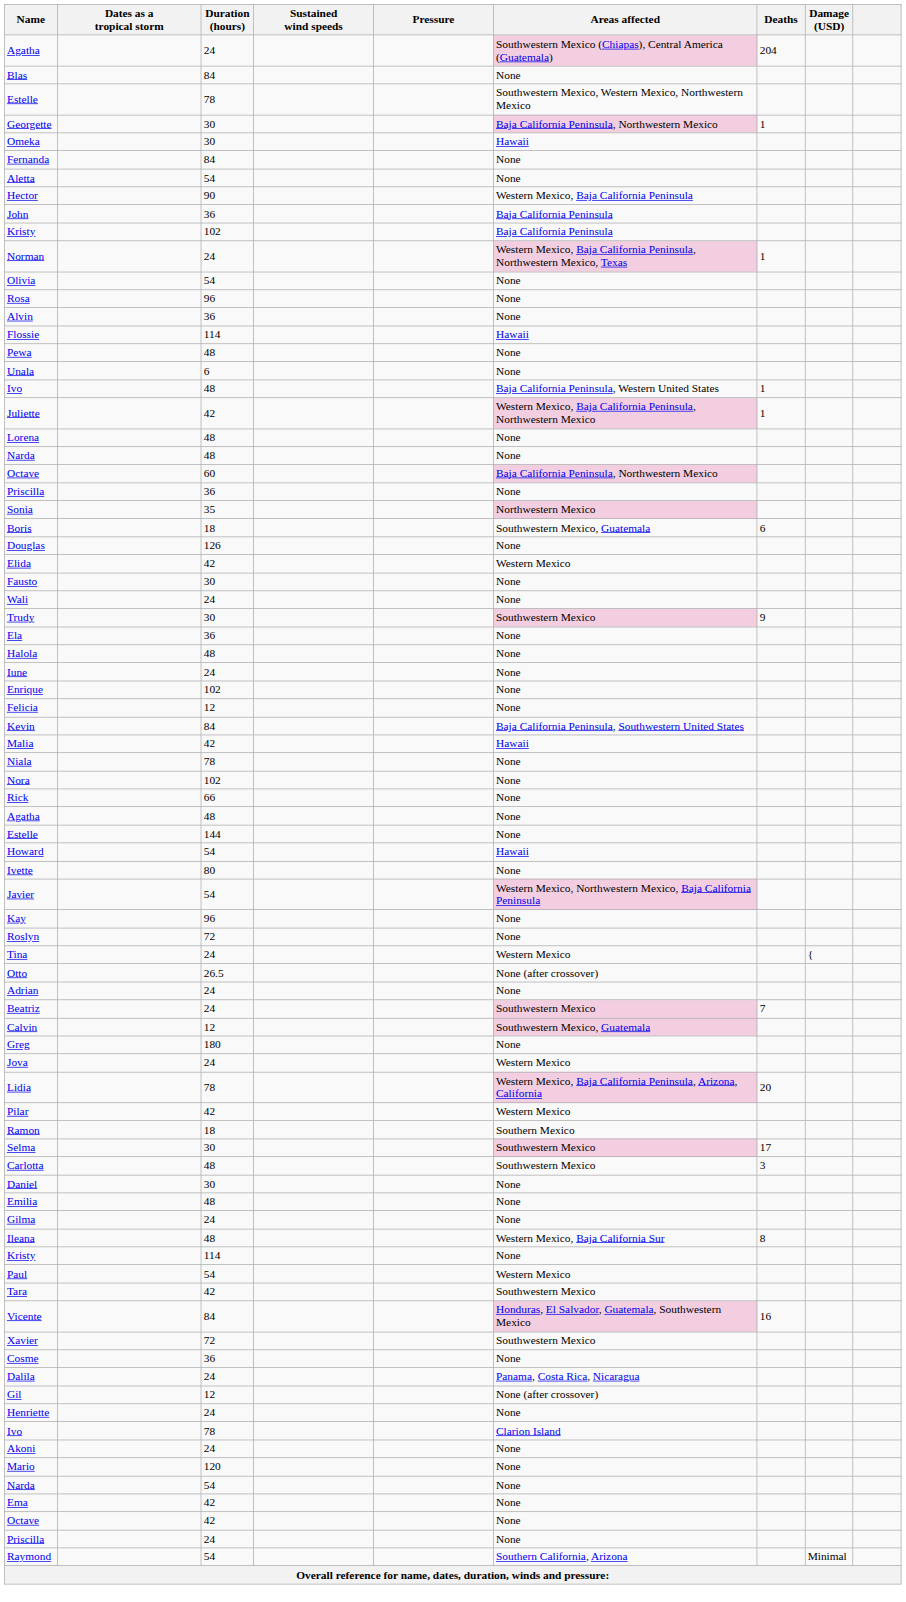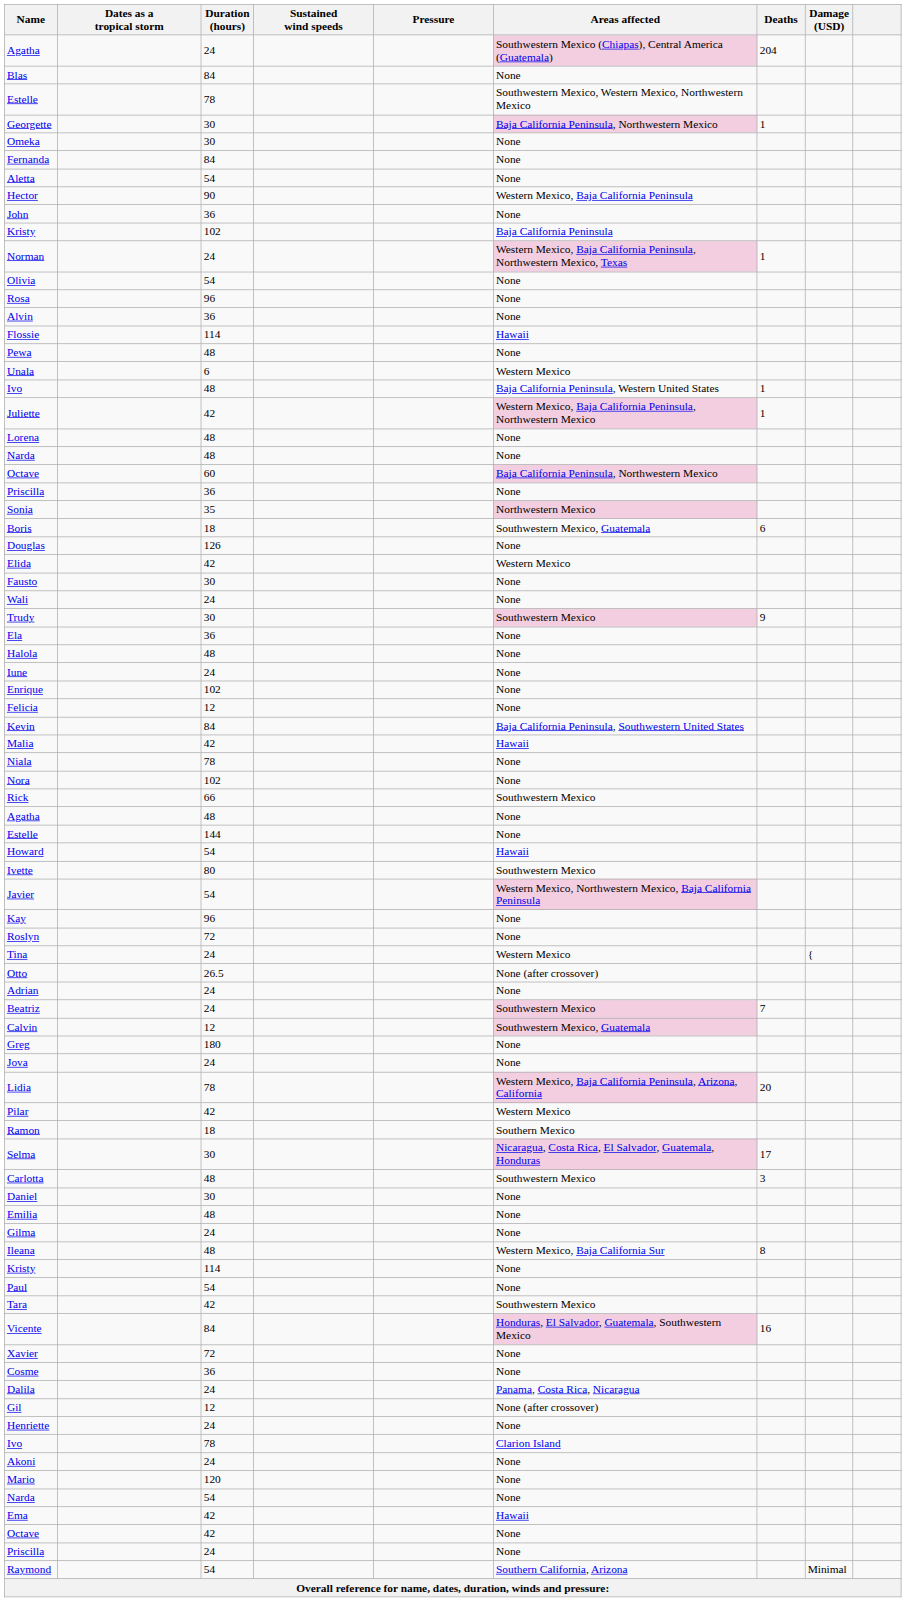(512, 141) Hawaii -> (508, 141) None
(554, 213) Baja California Peninsula -> (508, 213) None
(508, 370) None -> (533, 370) Western Mexico
(508, 798) None -> (546, 798) Southwestern Mexico
(508, 870) None -> (546, 870) Southwestern Mexico
(533, 1063) Western Mexico -> (508, 1063) None
(546, 1147) Southwestern Mexico -> (605, 1154) Nicaragua, Costa Rica, El Salvador, Guatemala, Honduras
(533, 1274) Western Mexico -> (508, 1286) None
(546, 1340) Southwestern Mexico -> (508, 1353) None
(508, 1502) None -> (512, 1515) Hawaii
